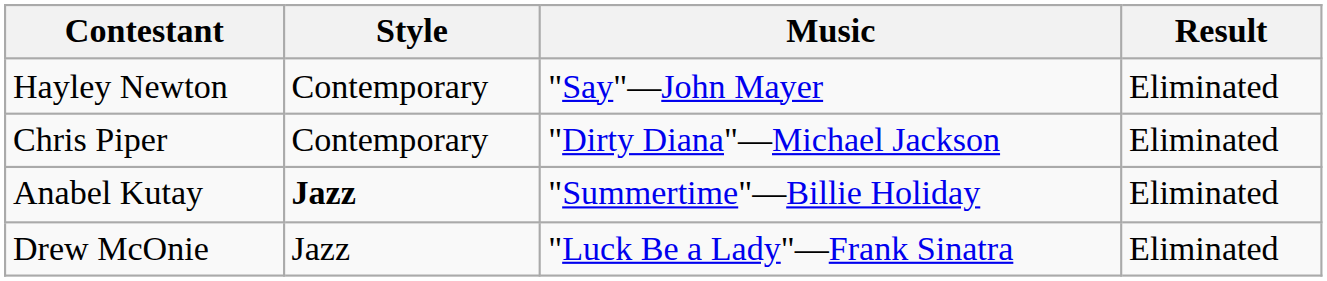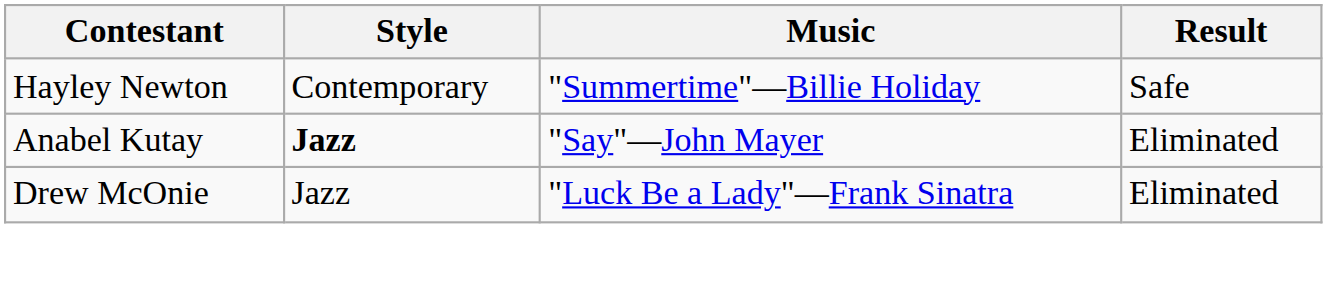(686, 85) "Say"—John Mayer -> (764, 85) "Summertime"—Billie Holiday
(1204, 85) Eliminated -> (1159, 85) Safe
- row: (90, 139)
(764, 193) "Summertime"—Billie Holiday -> (686, 139) "Say"—John Mayer
